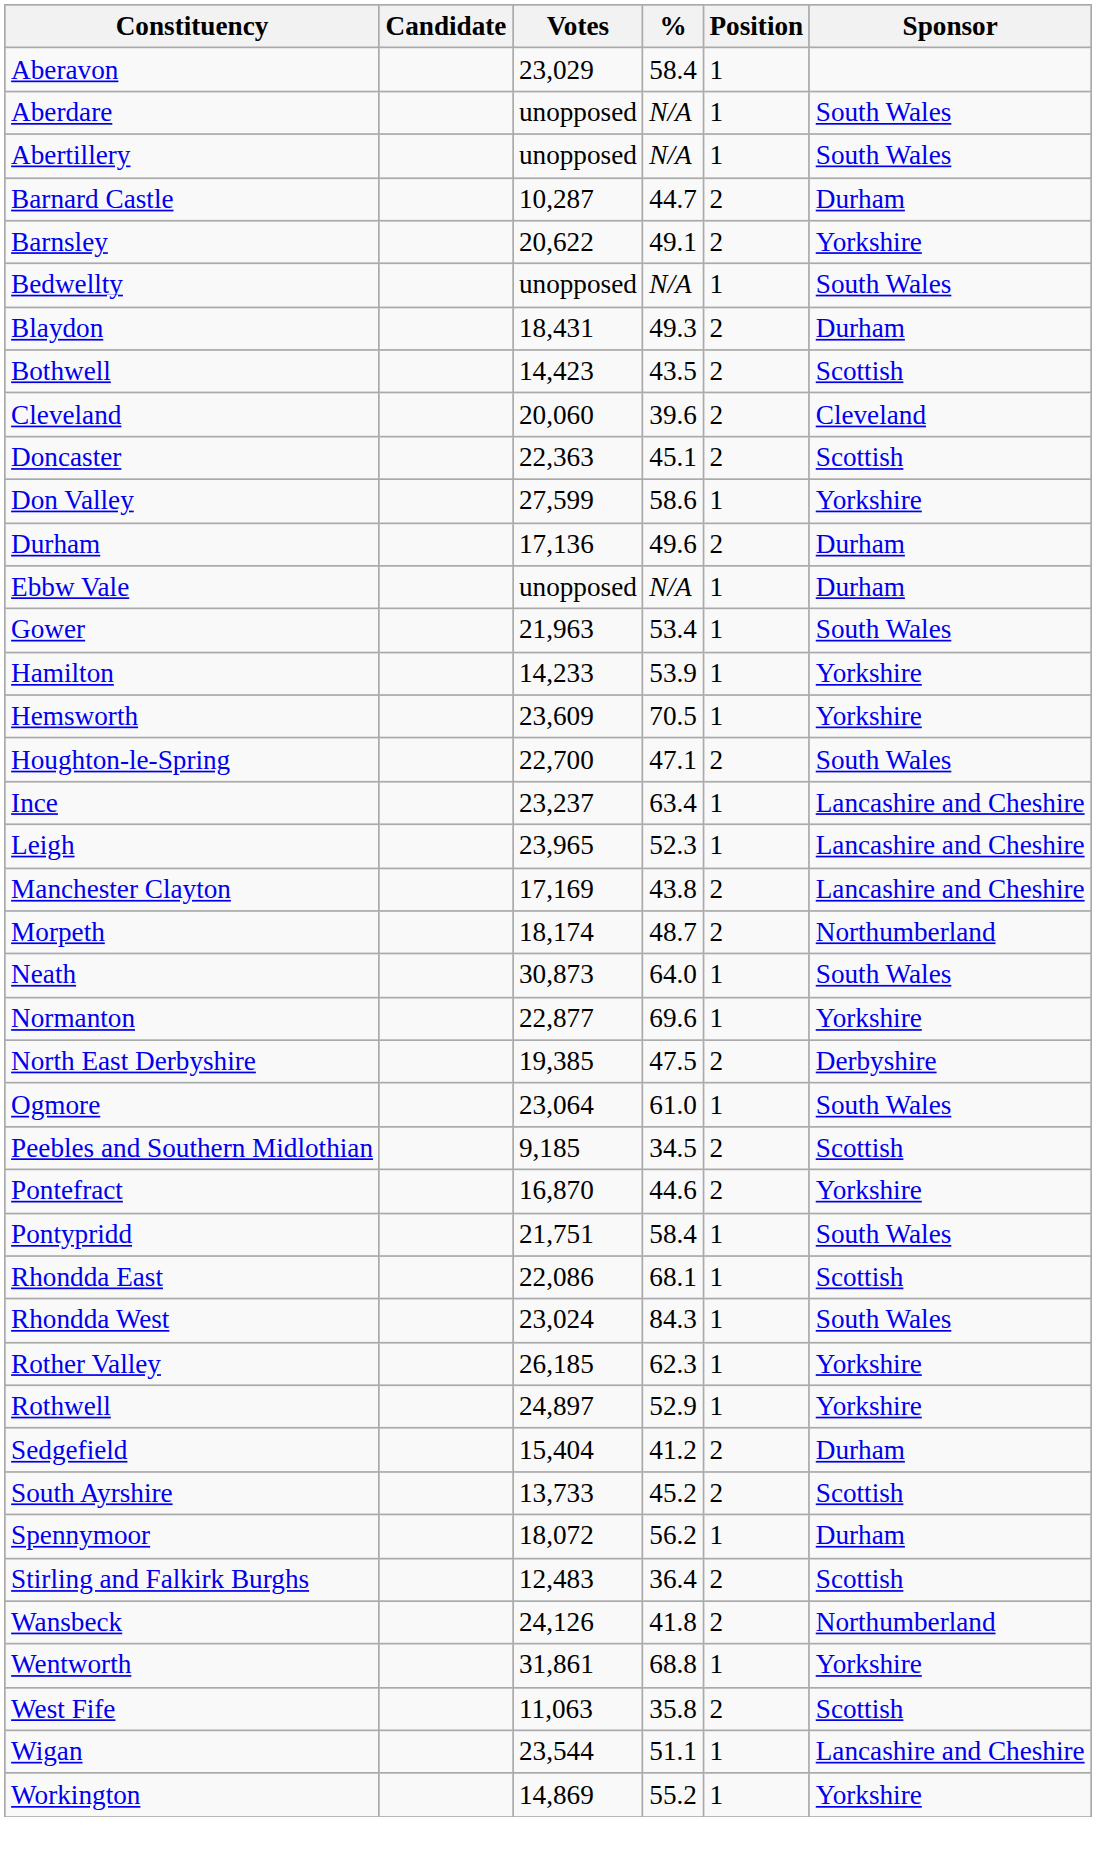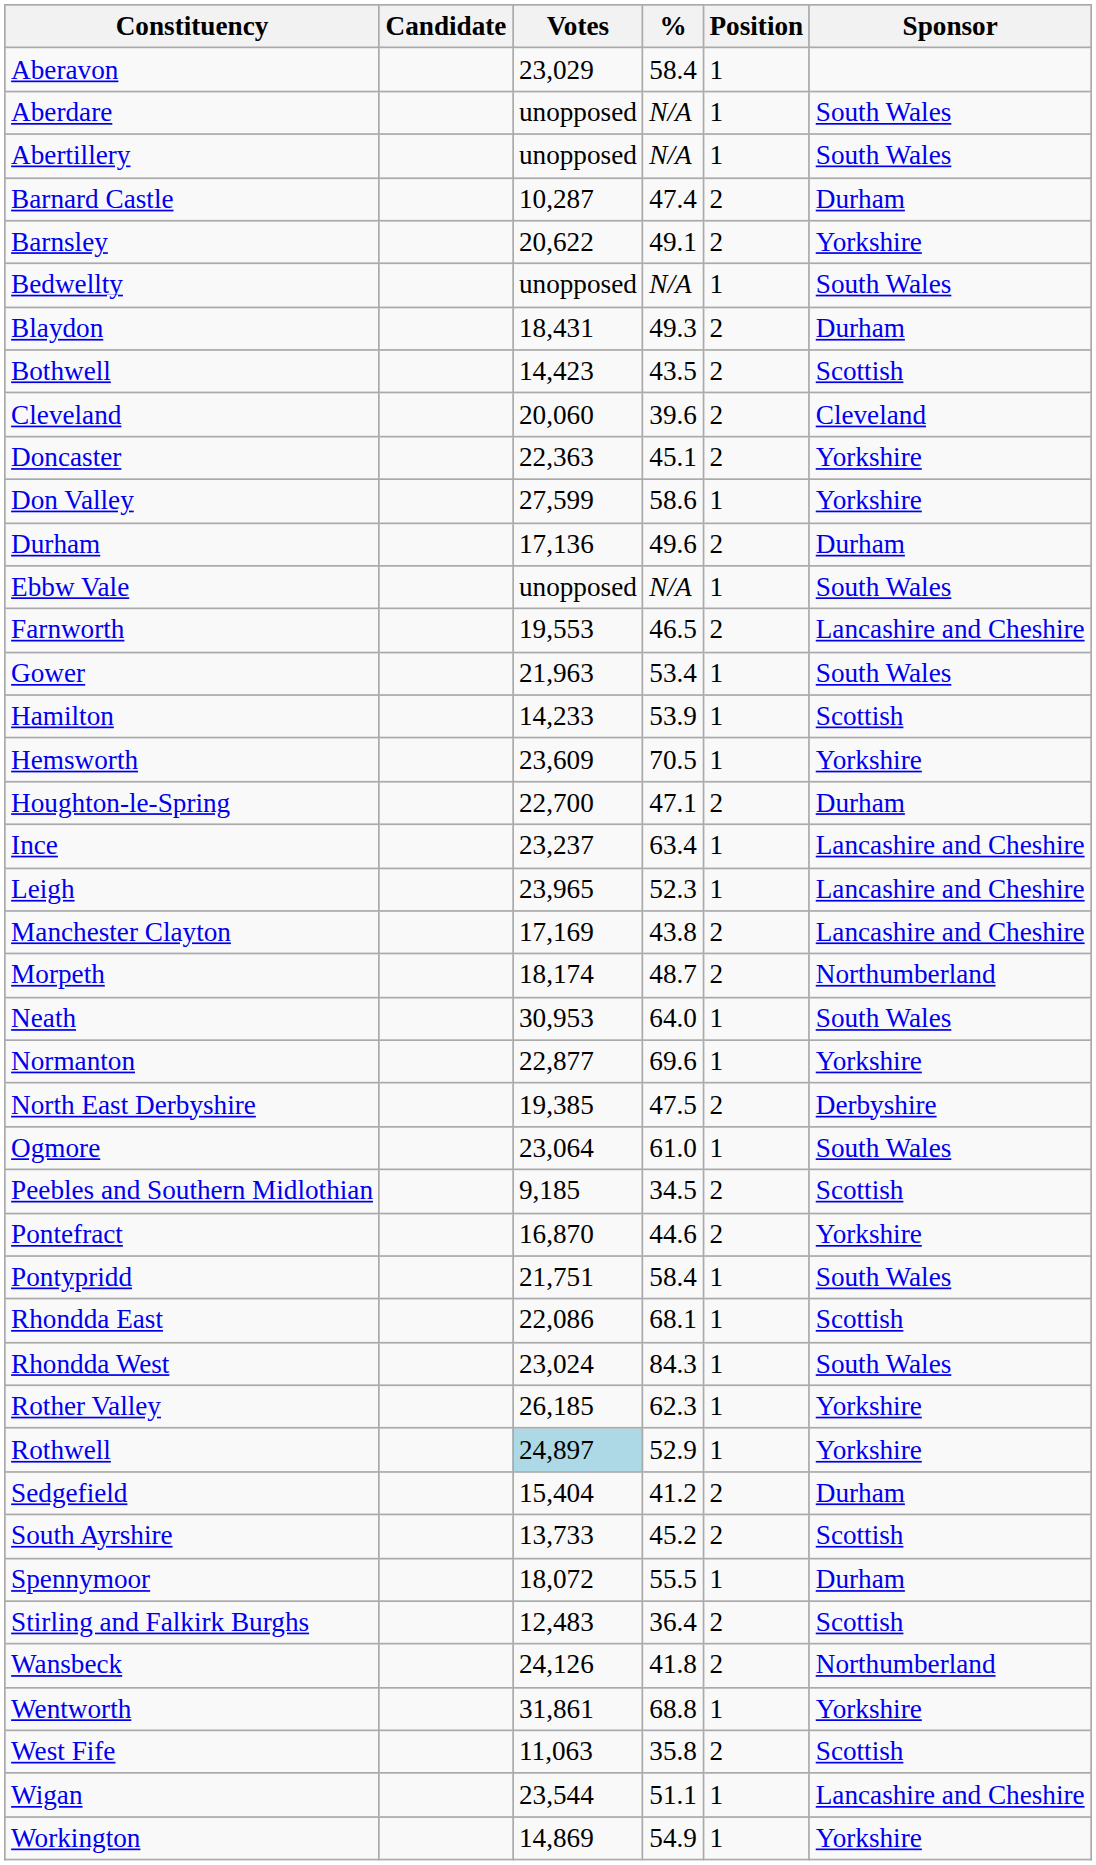(673, 198) 44.7 -> (673, 198) 47.4
(860, 457) Scottish -> (869, 457) Yorkshire
(860, 586) Durham -> (884, 586) South Wales
+ row: (68, 629)
(869, 673) Yorkshire -> (860, 716) Scottish
(884, 759) South Wales -> (860, 802) Durham
(556, 975) 30,873 -> (556, 1018) 30,953
(556, 1406) no background -> (556, 1449) lightblue background
(673, 1535) 56.2 -> (673, 1579) 55.5
(673, 1794) 55.2 -> (673, 1837) 54.9
